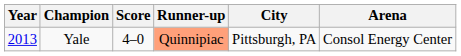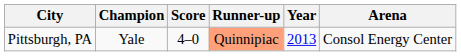columns swapped: (22, 16) <-> (274, 16)
